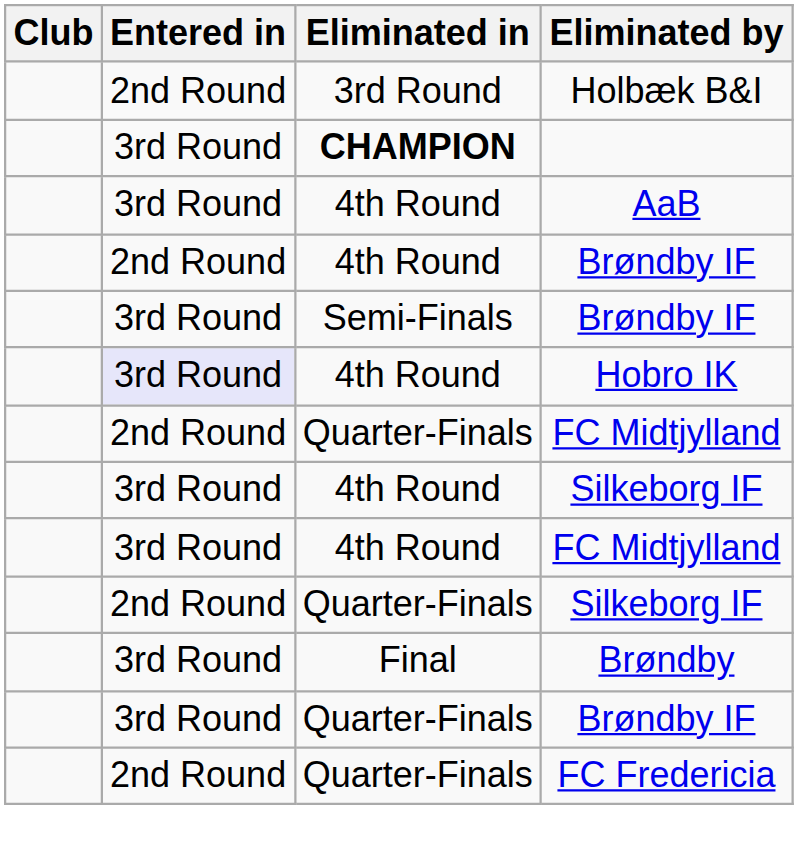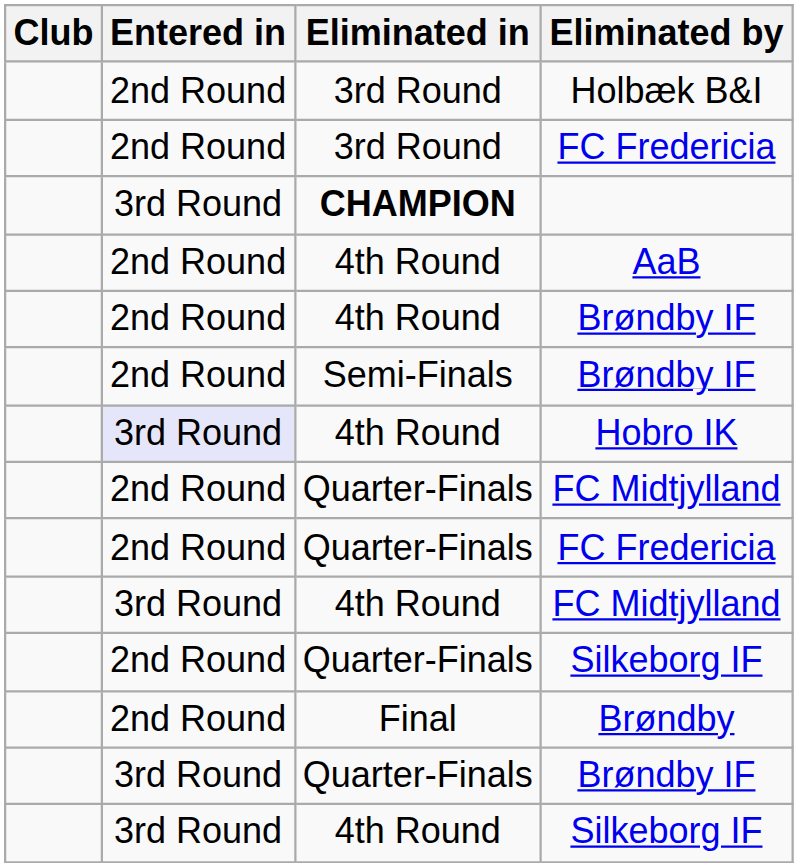+ row: (418, 147)
(198, 204) 3rd Round -> (198, 261) 2nd Round
(198, 318) 3rd Round -> (198, 375) 2nd Round
rows swapped: (418, 489) <-> (418, 775)
(198, 661) 3rd Round -> (198, 718) 2nd Round
